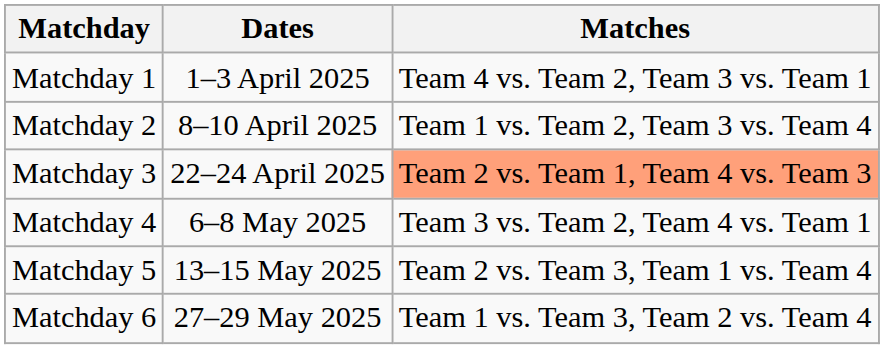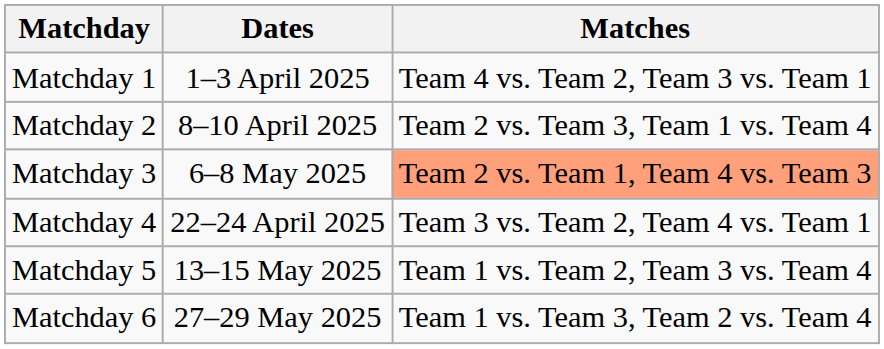(635, 125) Team 1 vs. Team 2, Team 3 vs. Team 4 -> (635, 125) Team 2 vs. Team 3, Team 1 vs. Team 4
(278, 173) 22–24 April 2025 -> (278, 173) 6–8 May 2025
(278, 221) 6–8 May 2025 -> (278, 221) 22–24 April 2025
(635, 269) Team 2 vs. Team 3, Team 1 vs. Team 4 -> (635, 269) Team 1 vs. Team 2, Team 3 vs. Team 4
